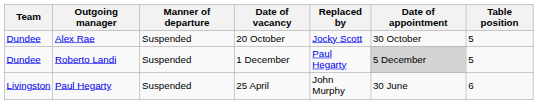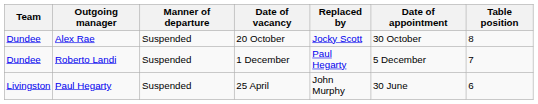(471, 38) 5 -> (471, 38) 8
(399, 59) lightgrey background -> (399, 59) no background
(471, 59) 5 -> (471, 59) 7
